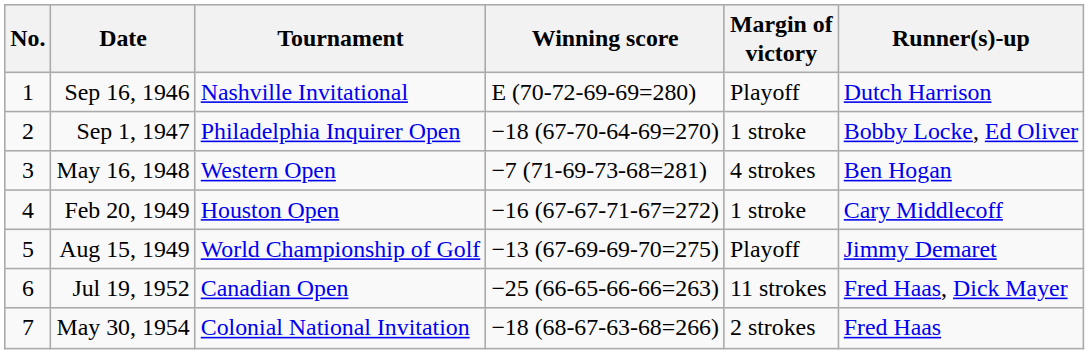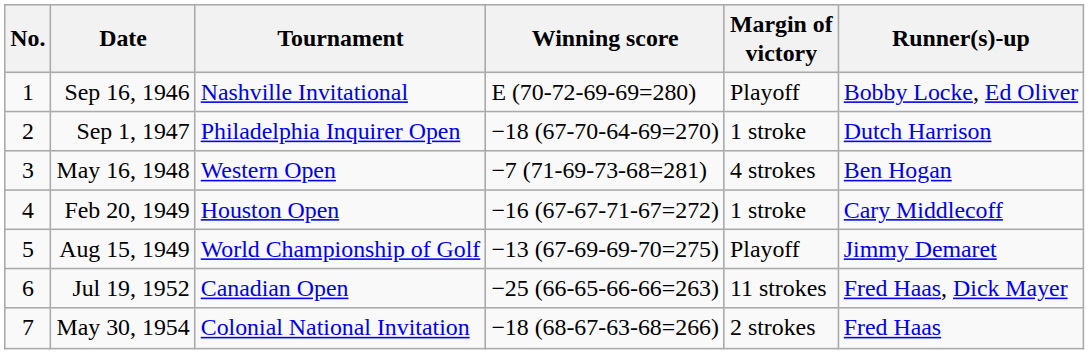(918, 91) Dutch Harrison -> (961, 91) Bobby Locke, Ed Oliver
(961, 131) Bobby Locke, Ed Oliver -> (918, 131) Dutch Harrison
